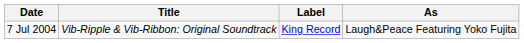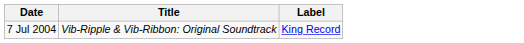- column: (431, 13)
